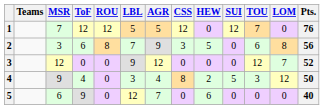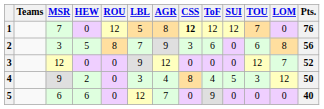columns swapped: (83, 13) <-> (209, 13)
(158, 29) 5 -> (166, 29) 8
(183, 29) normal -> (190, 29) bold
